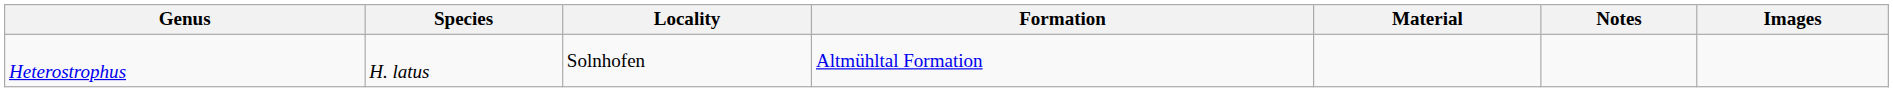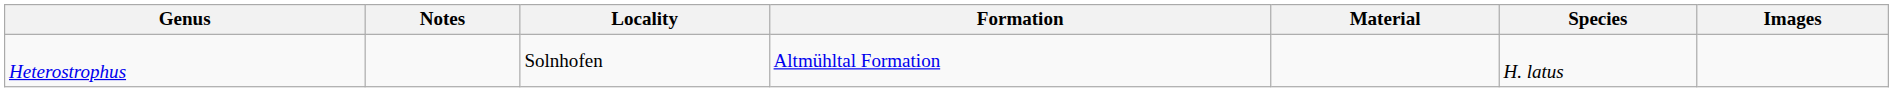columns swapped: (464, 19) <-> (1619, 19)
